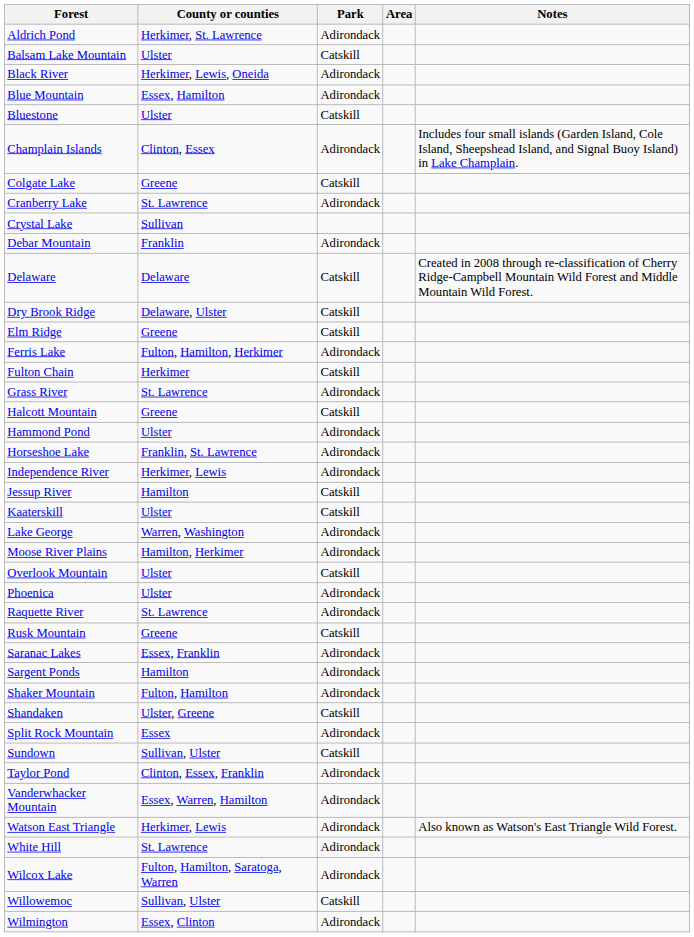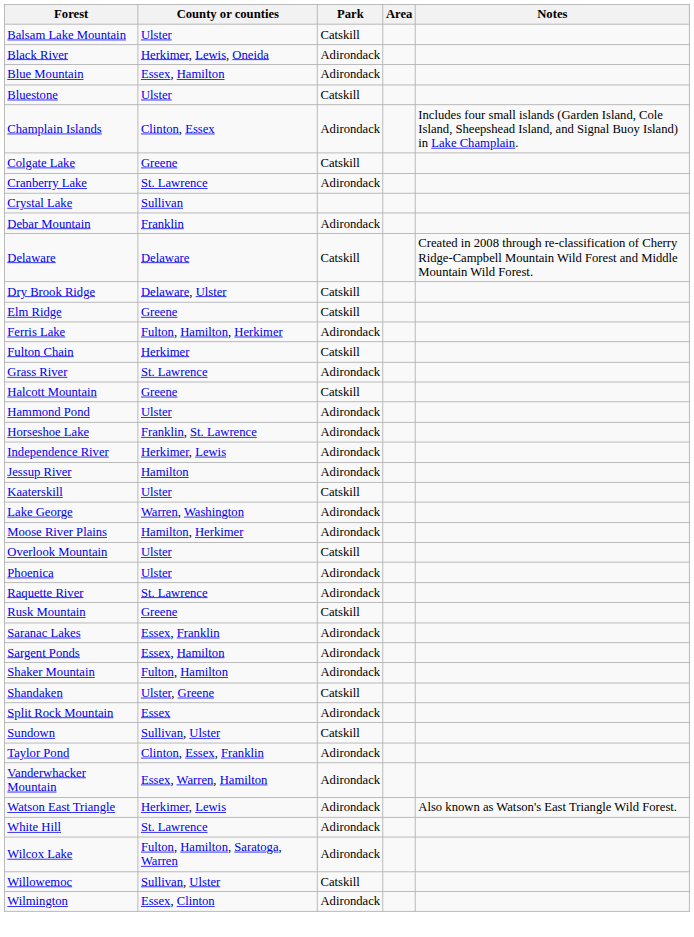- row: (41, 34)
(340, 492) Catskill -> (350, 472) Adirondack
(165, 672) Hamilton -> (183, 652) Essex, Hamilton
